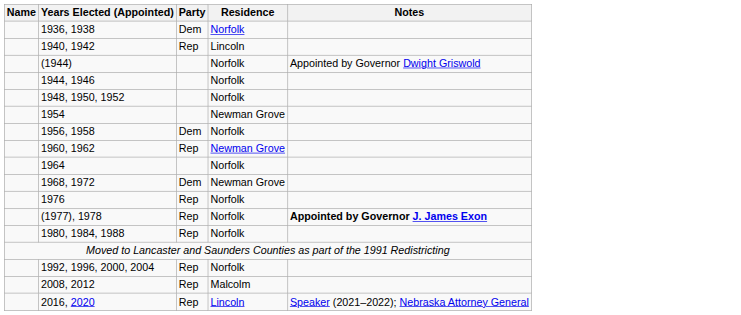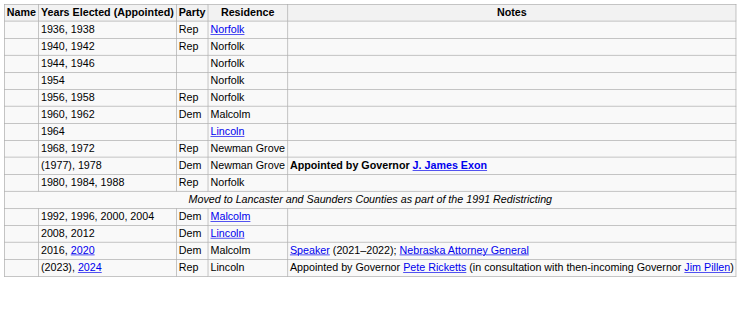(190, 30) Dem -> (189, 30) Rep
(227, 47) Lincoln -> (227, 47) Norfolk
- row: (56, 64)
- row: (83, 98)
(248, 115) Newman Grove -> (227, 81) Norfolk
(190, 132) Dem -> (189, 98) Rep
(189, 149) Rep -> (190, 115) Dem
(248, 149) Newman Grove -> (230, 115) Malcolm
(227, 166) Norfolk -> (227, 132) Lincoln
(190, 183) Dem -> (189, 149) Rep
- row: (53, 200)
(189, 217) Rep -> (190, 166) Dem
(227, 217) Norfolk -> (248, 166) Newman Grove
(189, 268) Rep -> (190, 217) Dem
(227, 268) Norfolk -> (230, 217) Malcolm
(189, 285) Rep -> (190, 234) Dem
(230, 285) Malcolm -> (227, 234) Lincoln
(189, 302) Rep -> (190, 251) Dem
(227, 302) Lincoln -> (230, 251) Malcolm
+ row: (71, 268)
